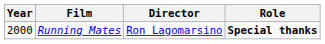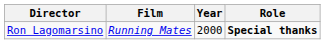columns swapped: (20, 13) <-> (174, 13)
